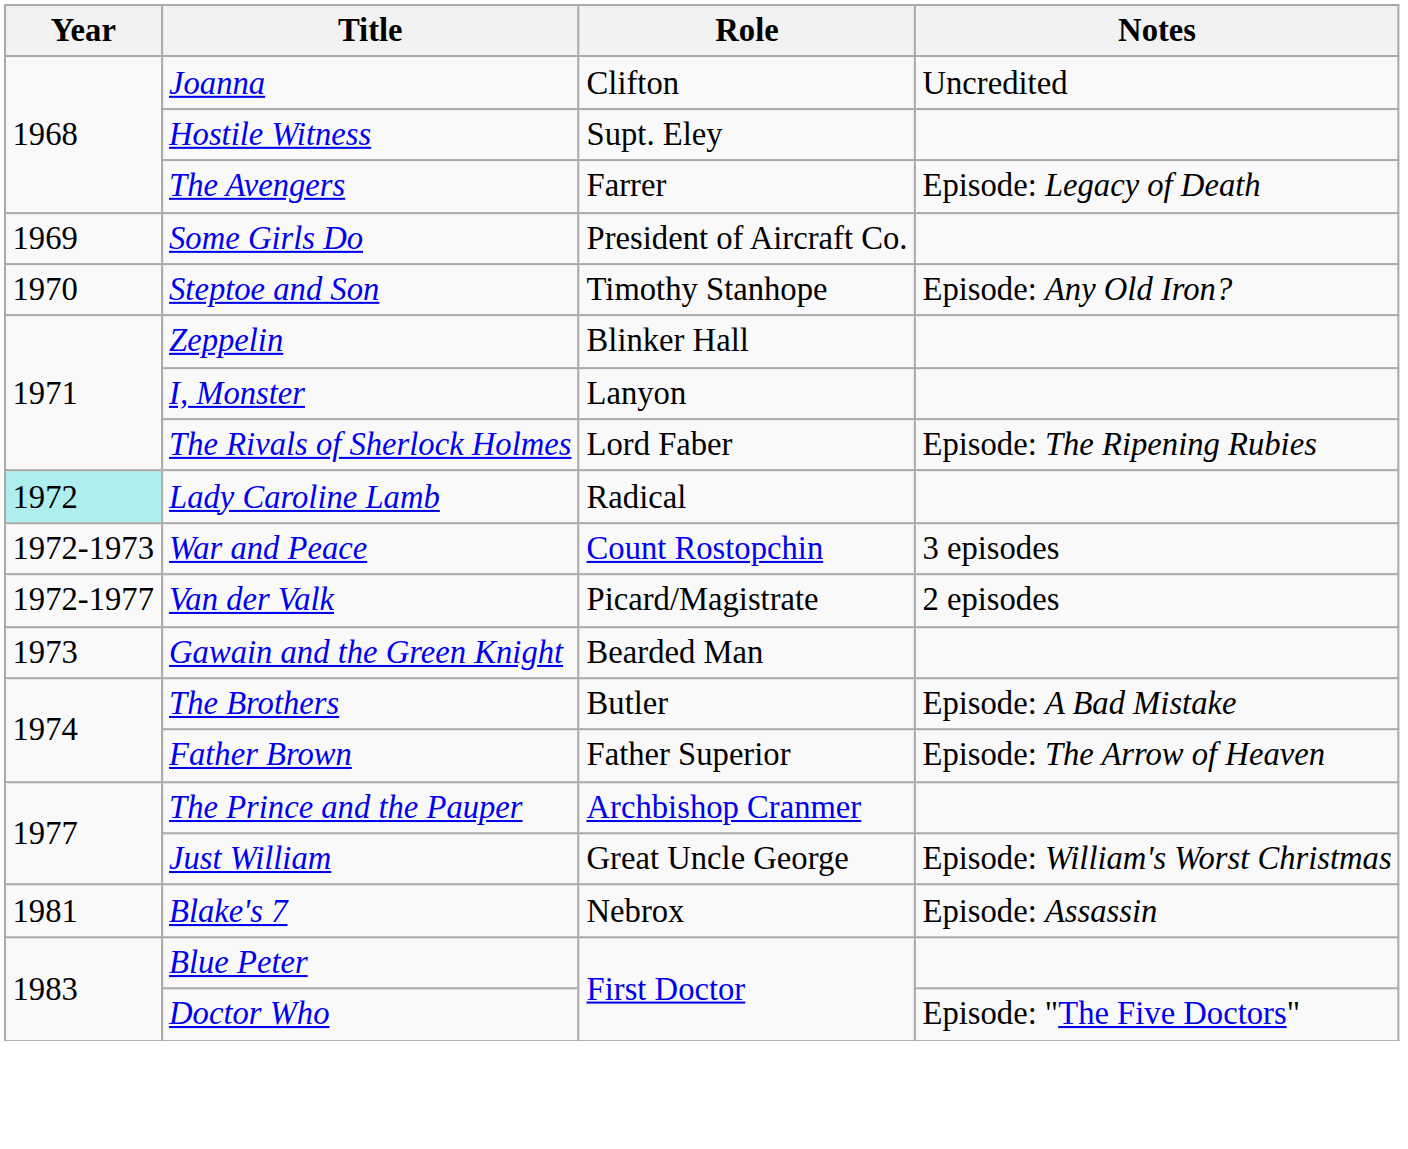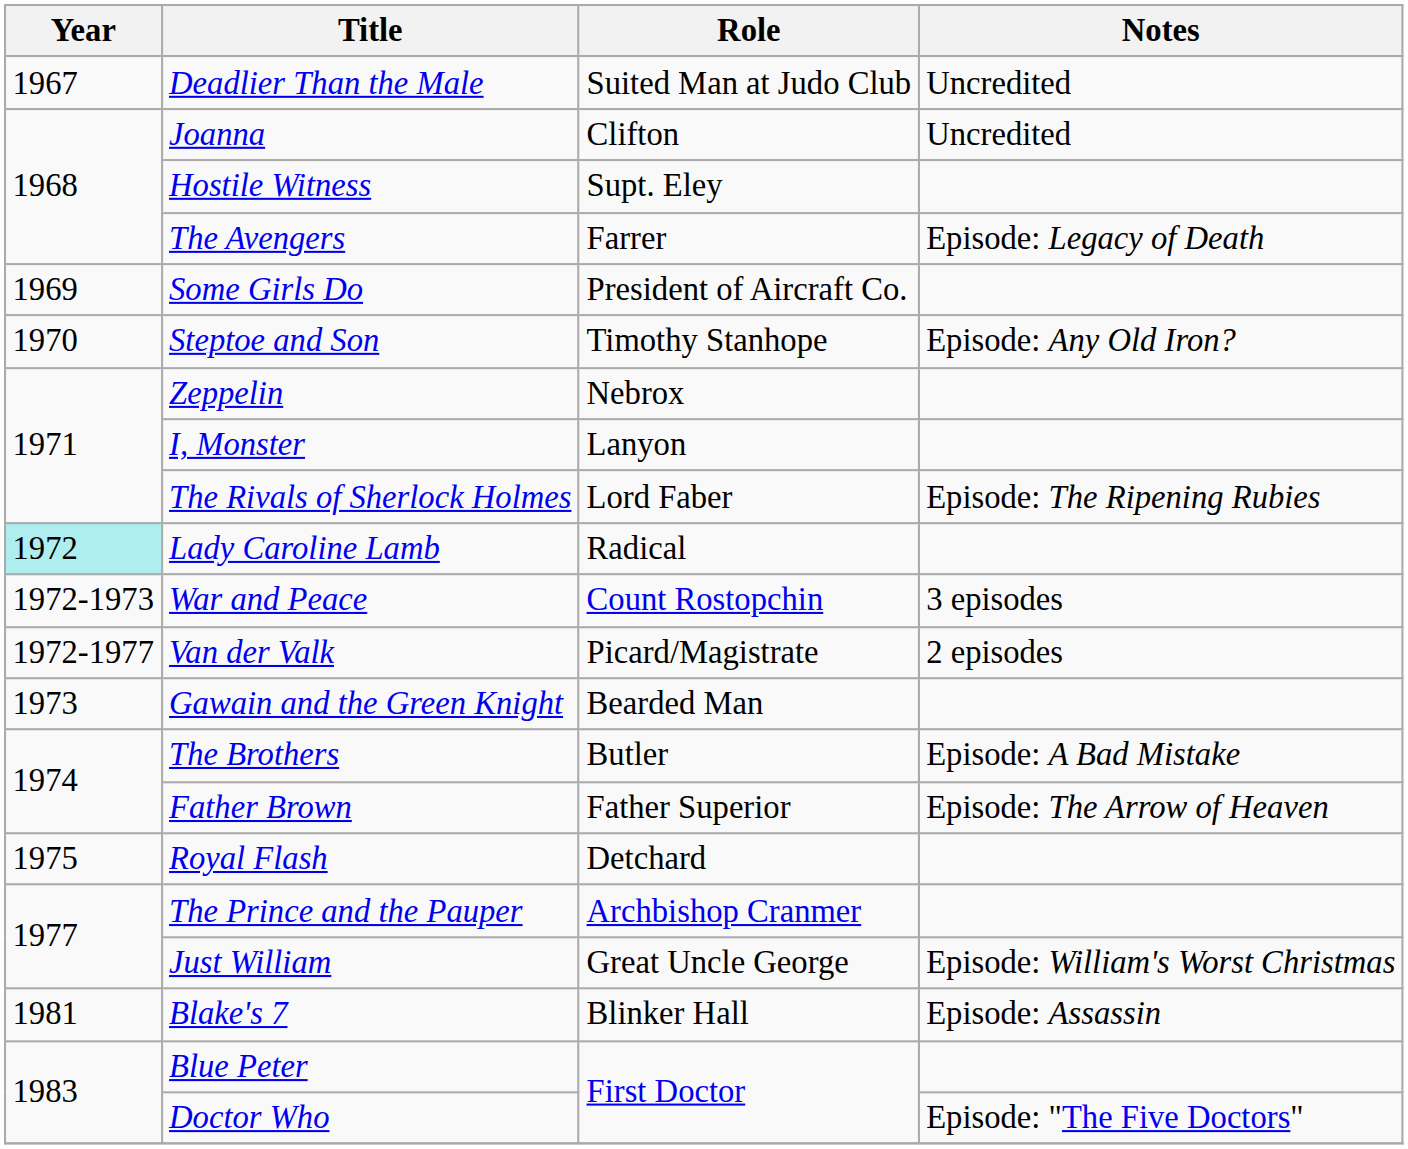+ row: (326, 82)
(668, 340) Blinker Hall -> (635, 392) Nebrox
+ row: (248, 858)
(635, 910) Nebrox -> (668, 1013) Blinker Hall
